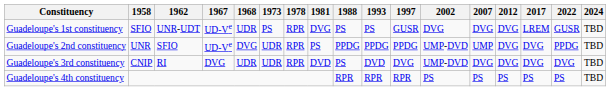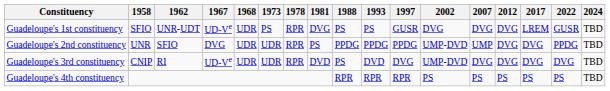(218, 46) UD-Ve -> (215, 45) DVG
(247, 46) DVG -> (247, 45) UDR
(215, 62) DVG -> (218, 61) UD-Ve
